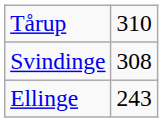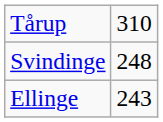(134, 60) 308 -> (134, 60) 248
